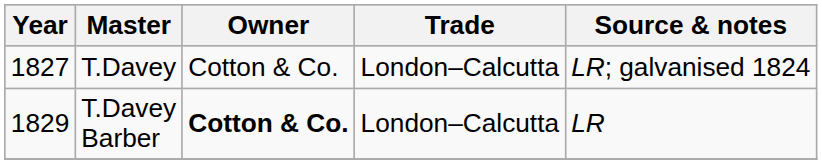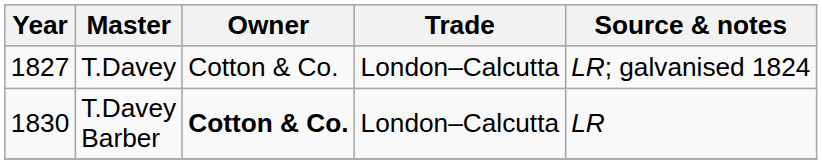(40, 123) 1829 -> (40, 123) 1830
